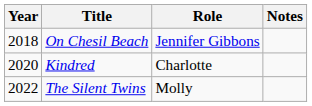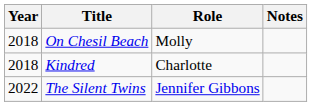(208, 40) Jennifer Gibbons -> (174, 40) Molly
(23, 64) 2020 -> (23, 64) 2018
(174, 88) Molly -> (208, 88) Jennifer Gibbons
